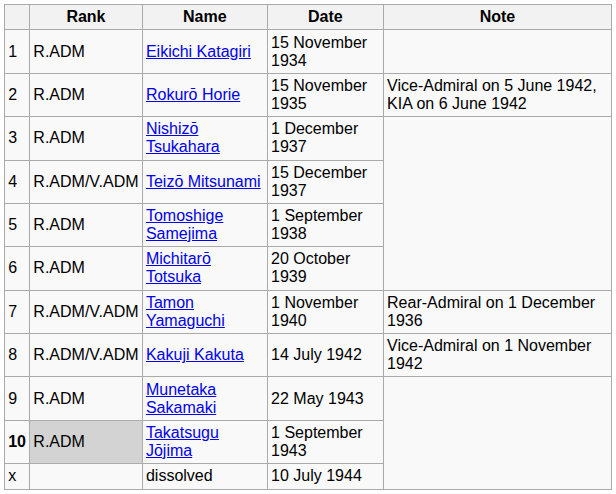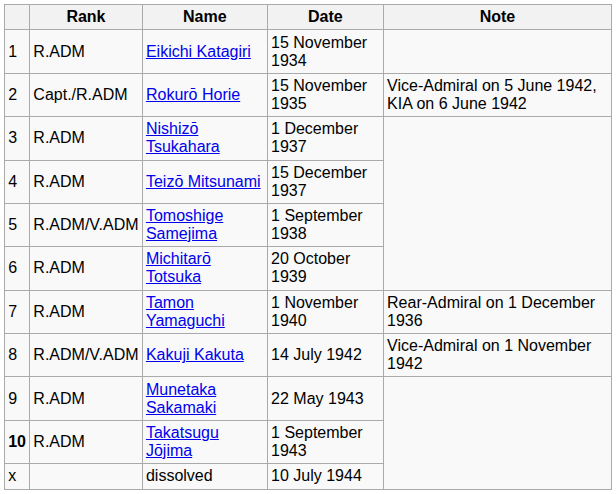(59, 94) R.ADM -> (80, 94) Capt./R.ADM
(86, 181) R.ADM/V.ADM -> (59, 181) R.ADM
(59, 225) R.ADM -> (86, 225) R.ADM/V.ADM
(86, 311) R.ADM/V.ADM -> (59, 311) R.ADM
(59, 441) lightgrey background -> (59, 441) no background
